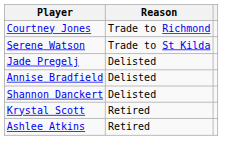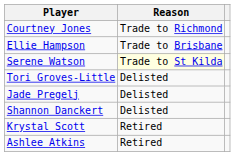+ row: (46, 45)
(159, 45) no background -> (171, 61) lightyellow background
+ row: (61, 78)
- row: (55, 78)
